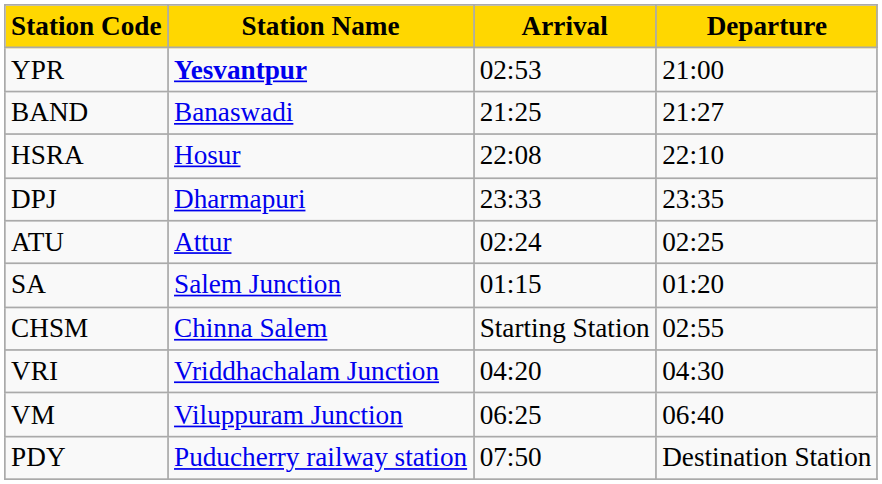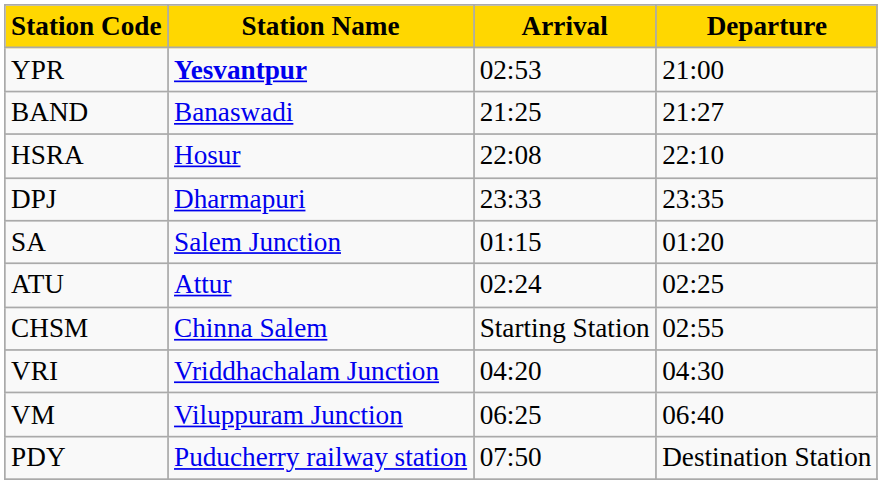rows swapped: (29, 284) <-> (38, 241)
